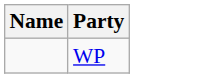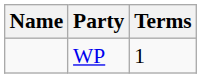+ column: (163, 21)
